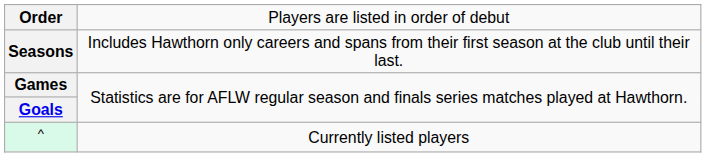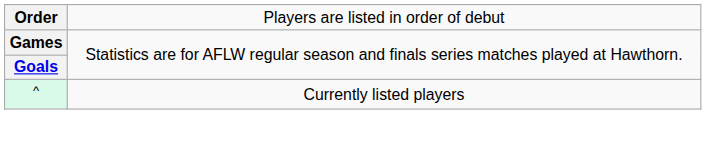- row: (41, 51)
